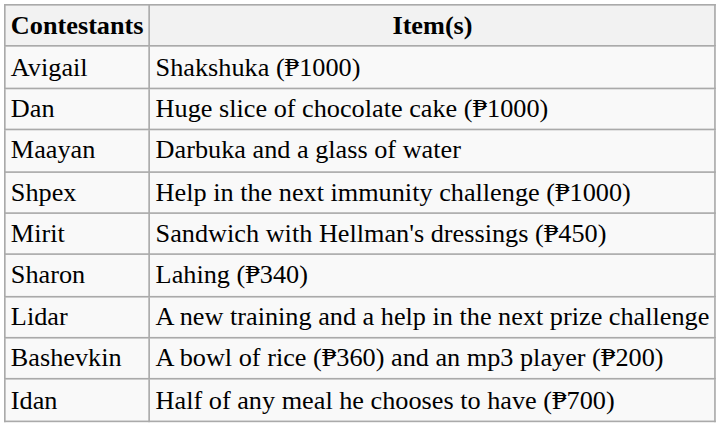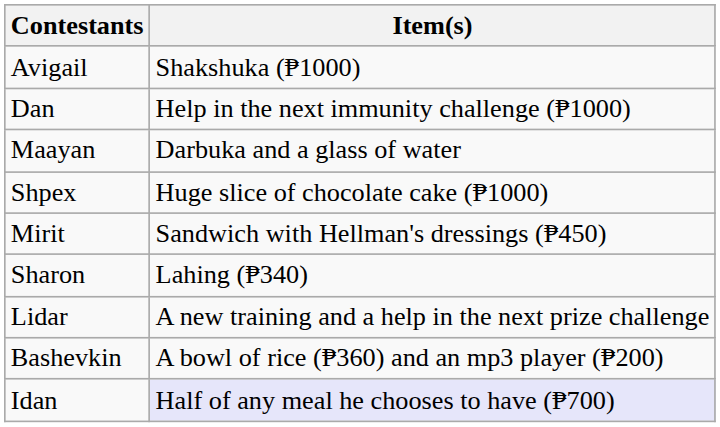(352, 108) Huge slice of chocolate cake (₱1000) -> (393, 108) Help in the next immunity challenge (₱1000)
(393, 191) Help in the next immunity challenge (₱1000) -> (352, 191) Huge slice of chocolate cake (₱1000)
(385, 399) no background -> (385, 399) lavender background
